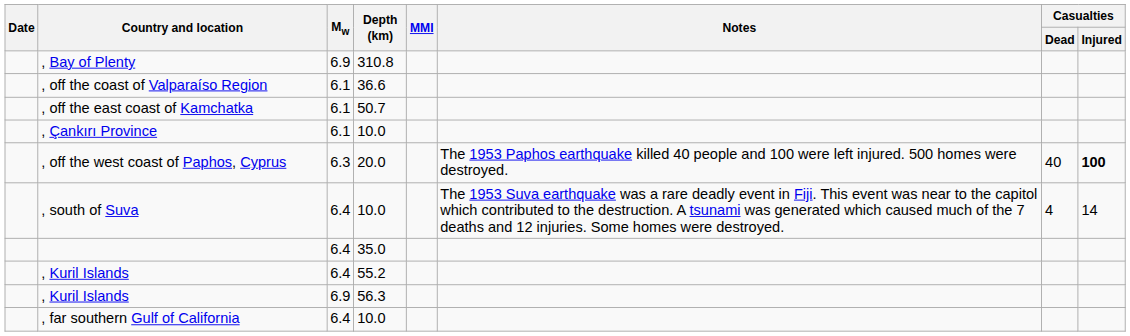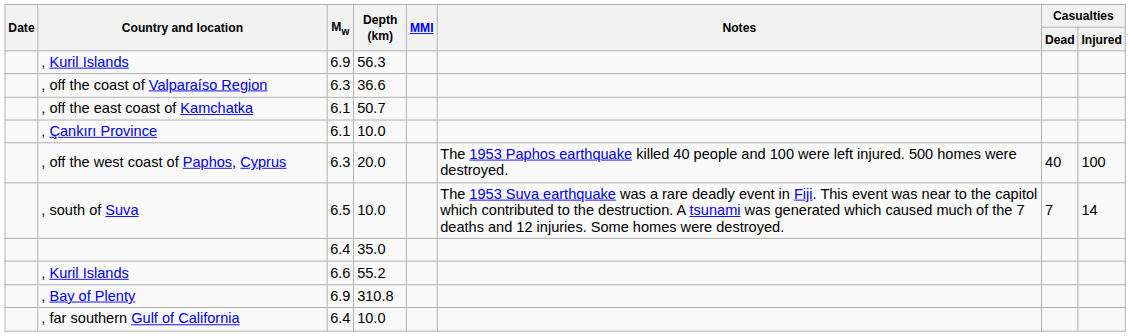rows swapped: (85, 296) <-> (88, 62)
(340, 85) 6.1 -> (340, 85) 6.3
(1094, 162) bold -> (1094, 162) normal
(340, 210) 6.4 -> (340, 210) 6.5
(1049, 210) 4 -> (1049, 210) 7
(340, 273) 6.4 -> (340, 273) 6.6
